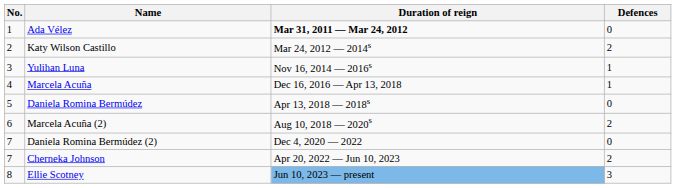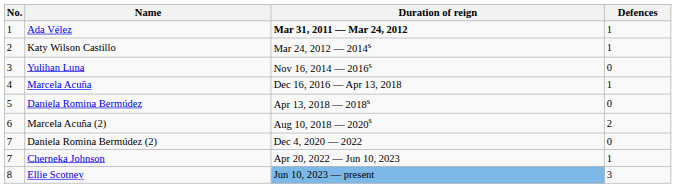(609, 29) 0 -> (609, 29) 1
(609, 47) 2 -> (609, 47) 1
(609, 67) 1 -> (609, 67) 0
(609, 158) 2 -> (609, 158) 1
